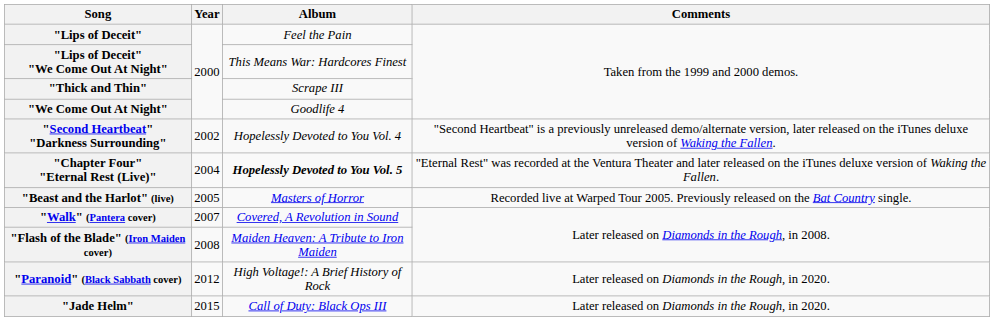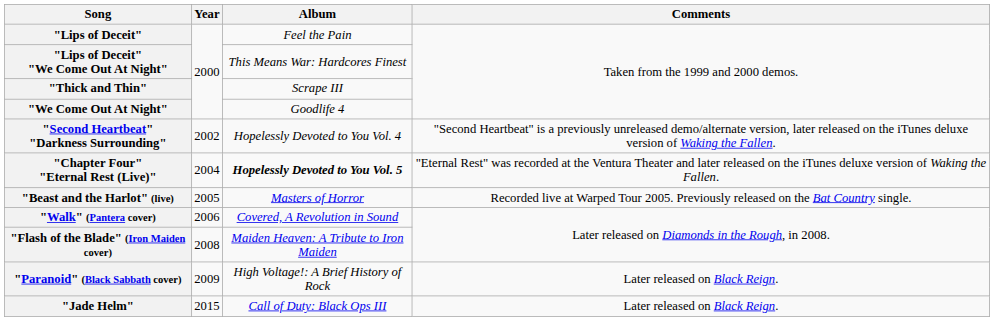(207, 217) 2007 -> (207, 217) 2006
(207, 278) 2012 -> (207, 278) 2009
(701, 278) Later released on Diamonds in the Rough, in 2020. -> (701, 278) Later released on Black Reign.
(701, 306) Later released on Diamonds in the Rough, in 2020. -> (701, 306) Later released on Black Reign.
